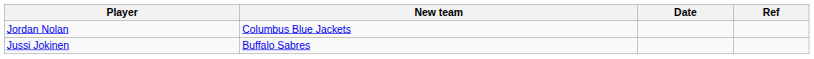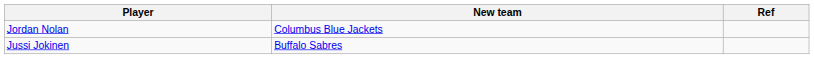- column: (685, 12)
